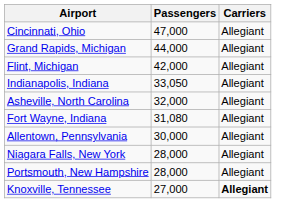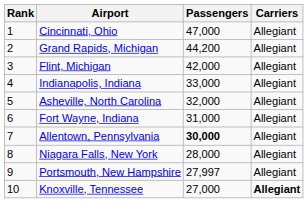+ column: (20, 13)
(171, 48) 44,000 -> (203, 48) 44,200
(171, 84) 33,050 -> (203, 84) 33,000
(171, 119) 31,080 -> (203, 119) 31,000
(171, 136) normal -> (203, 136) bold
(171, 171) 28,000 -> (203, 171) 27,997
